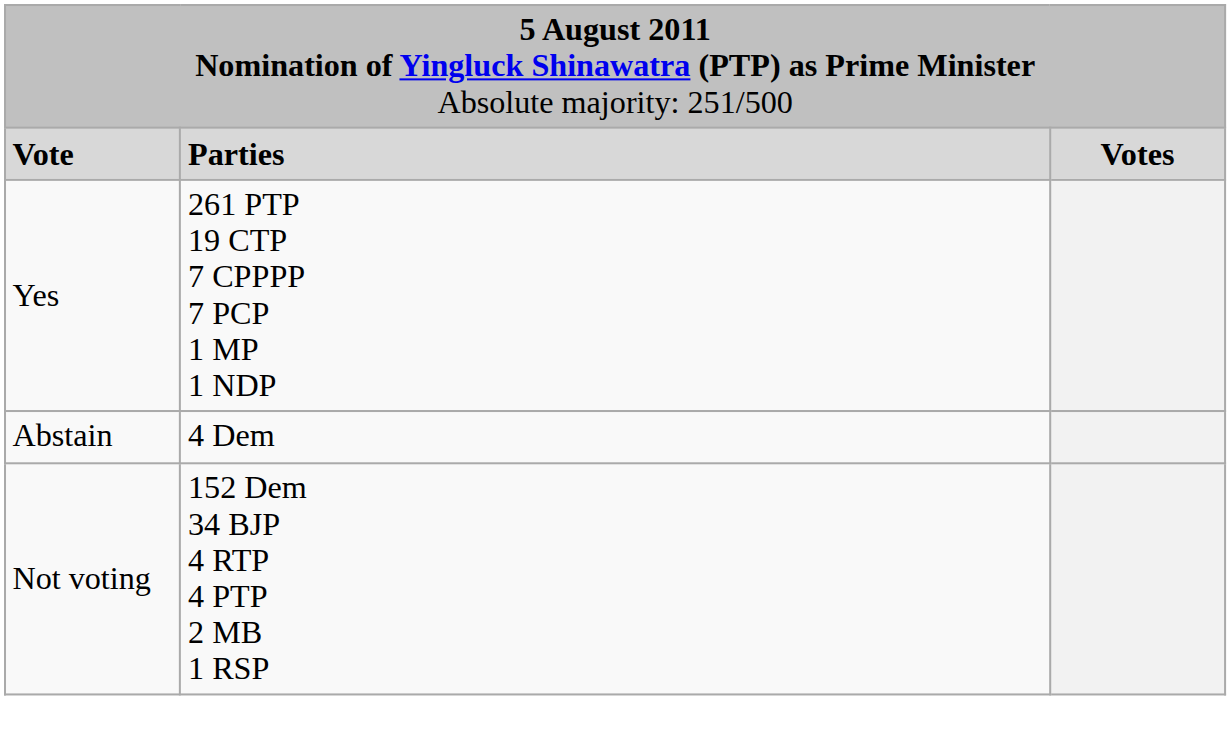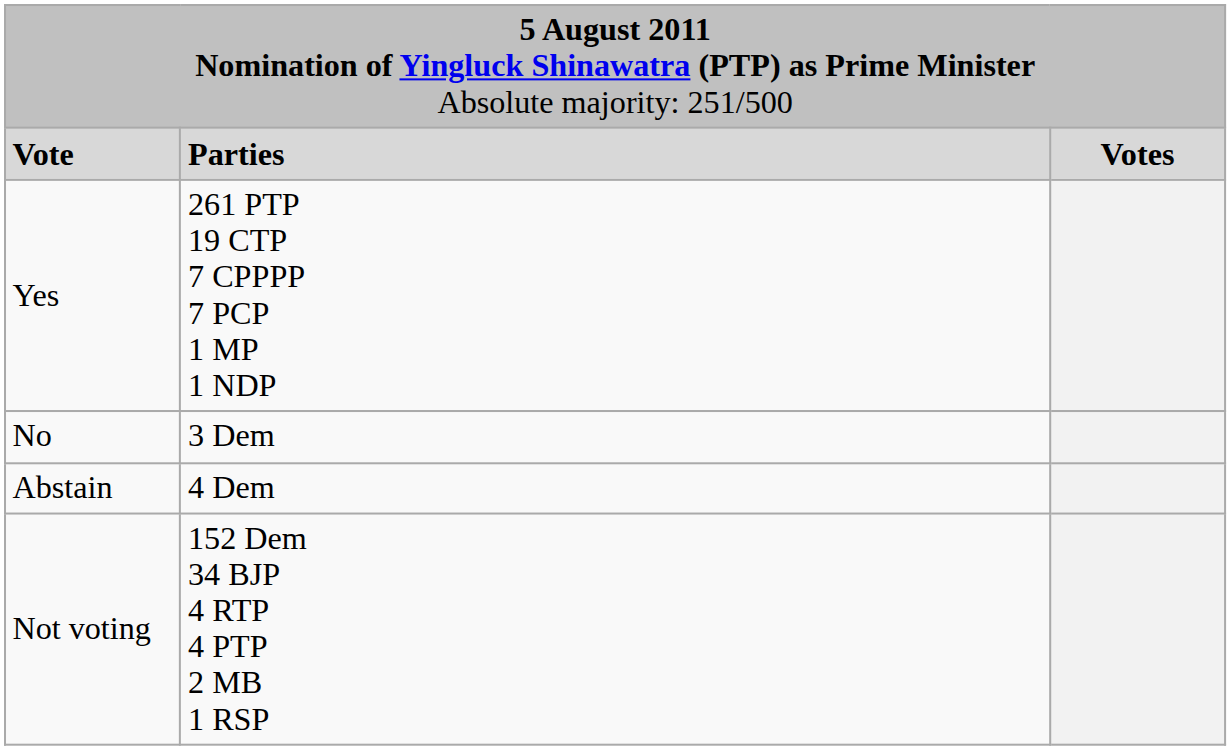+ row: (32, 436)
